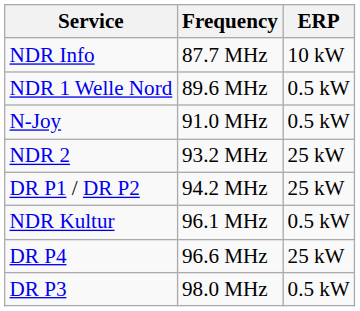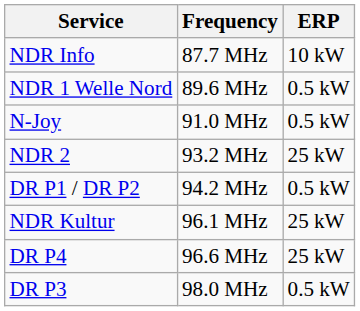(316, 188) 25 kW -> (319, 188) 0.5 kW
(319, 222) 0.5 kW -> (316, 222) 25 kW
